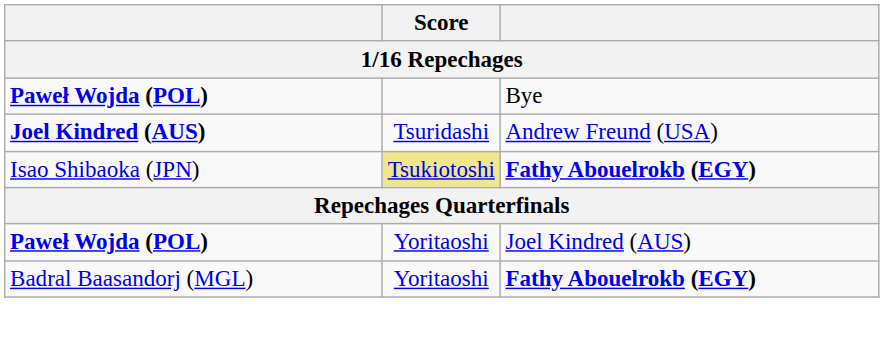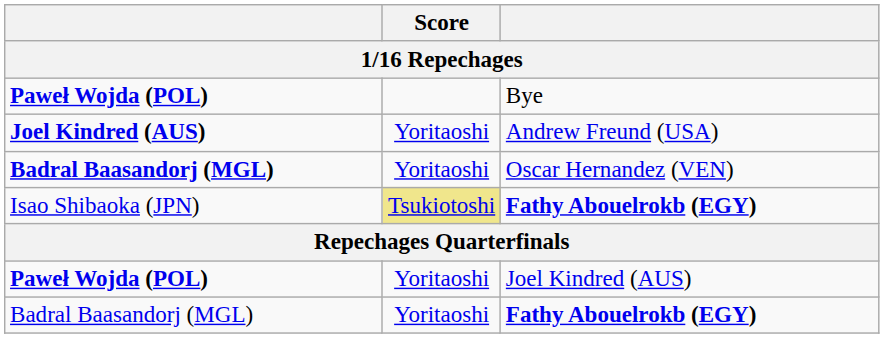(441, 132) Tsuridashi -> (442, 132) Yoritaoshi
+ row: (142, 168)
